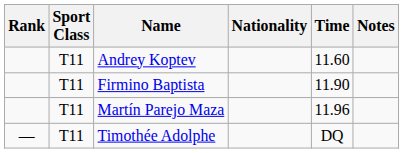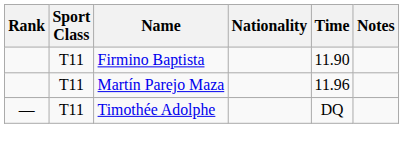- row: (147, 60)
